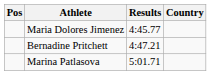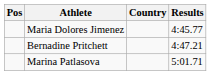columns swapped: (185, 12) <-> (145, 12)
